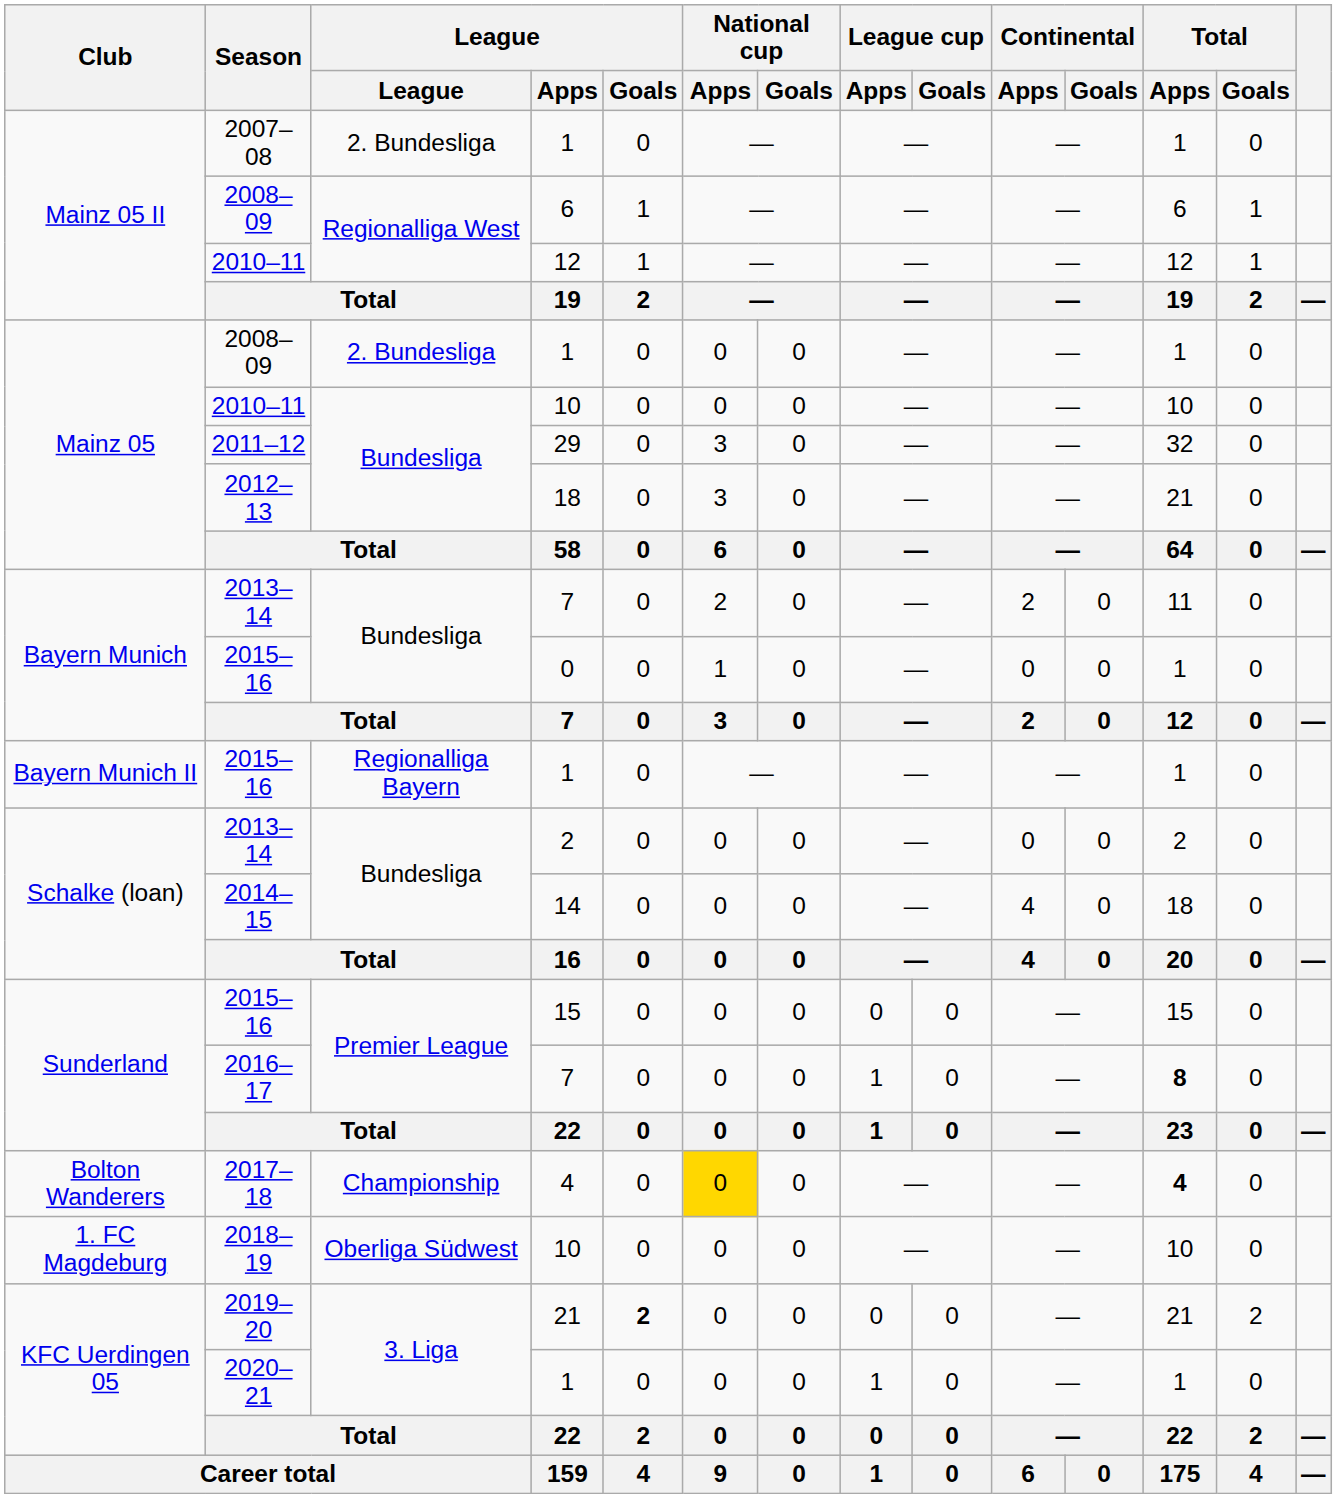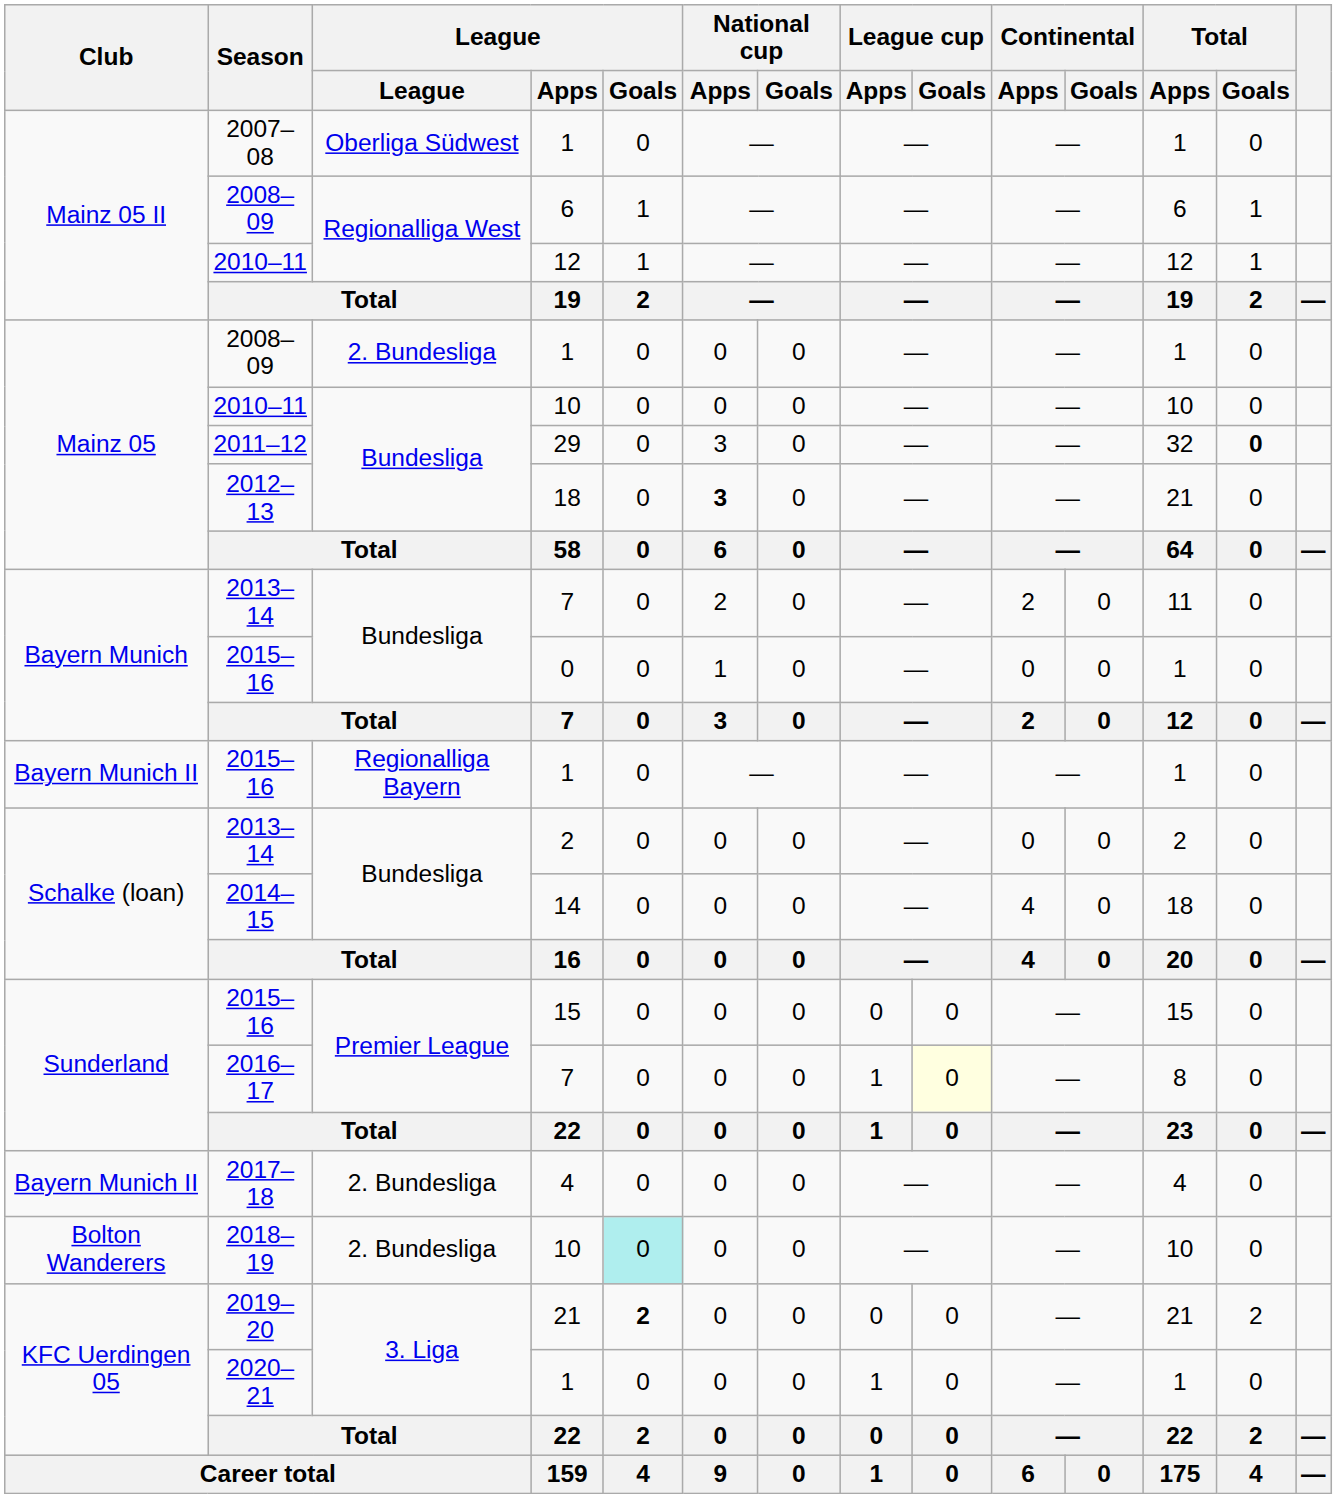(421, 142) 2. Bundesliga -> (422, 142) Oberliga Südwest
(1256, 444) normal -> (1256, 444) bold
(720, 497) normal -> (720, 497) bold
(952, 1078) no background -> (952, 1078) lightyellow background
(1180, 1078) bold -> (1180, 1078) normal
(105, 1183) Bolton Wanderers -> (106, 1183) Bayern Munich II
(421, 1183) Championship -> (422, 1183) 2. Bundesliga
(720, 1183) gold background -> (720, 1183) no background
(1180, 1183) bold -> (1180, 1183) normal
(105, 1249) 1. FC Magdeburg -> (106, 1249) Bolton Wanderers
(421, 1249) Oberliga Südwest -> (422, 1249) 2. Bundesliga
(643, 1249) no background -> (643, 1249) paleturquoise background
